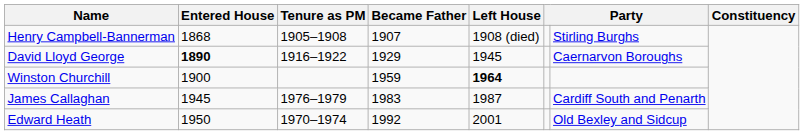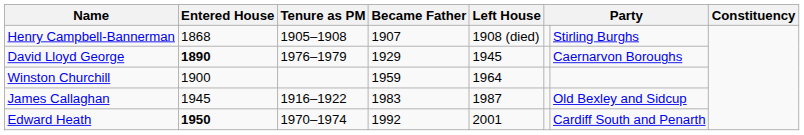(314, 57) 1916–1922 -> (314, 57) 1976–1979
(487, 78) bold -> (487, 78) normal
(314, 99) 1976–1979 -> (314, 99) 1916–1922
(629, 99) Cardiff South and Penarth -> (620, 99) Old Bexley and Sidcup
(196, 120) normal -> (196, 120) bold
(620, 120) Old Bexley and Sidcup -> (629, 120) Cardiff South and Penarth
